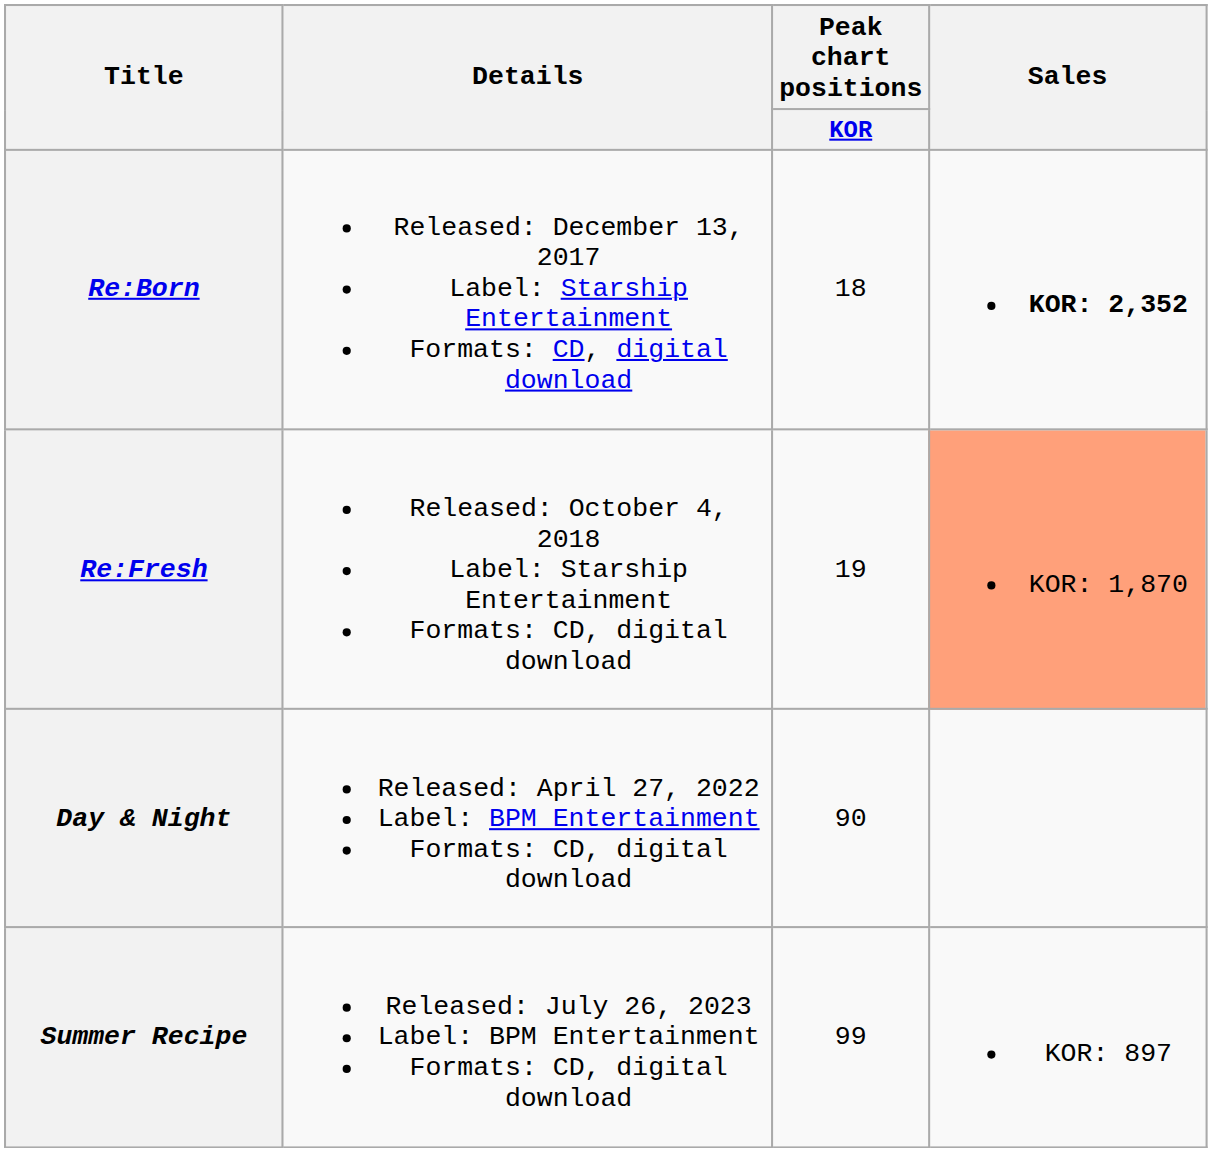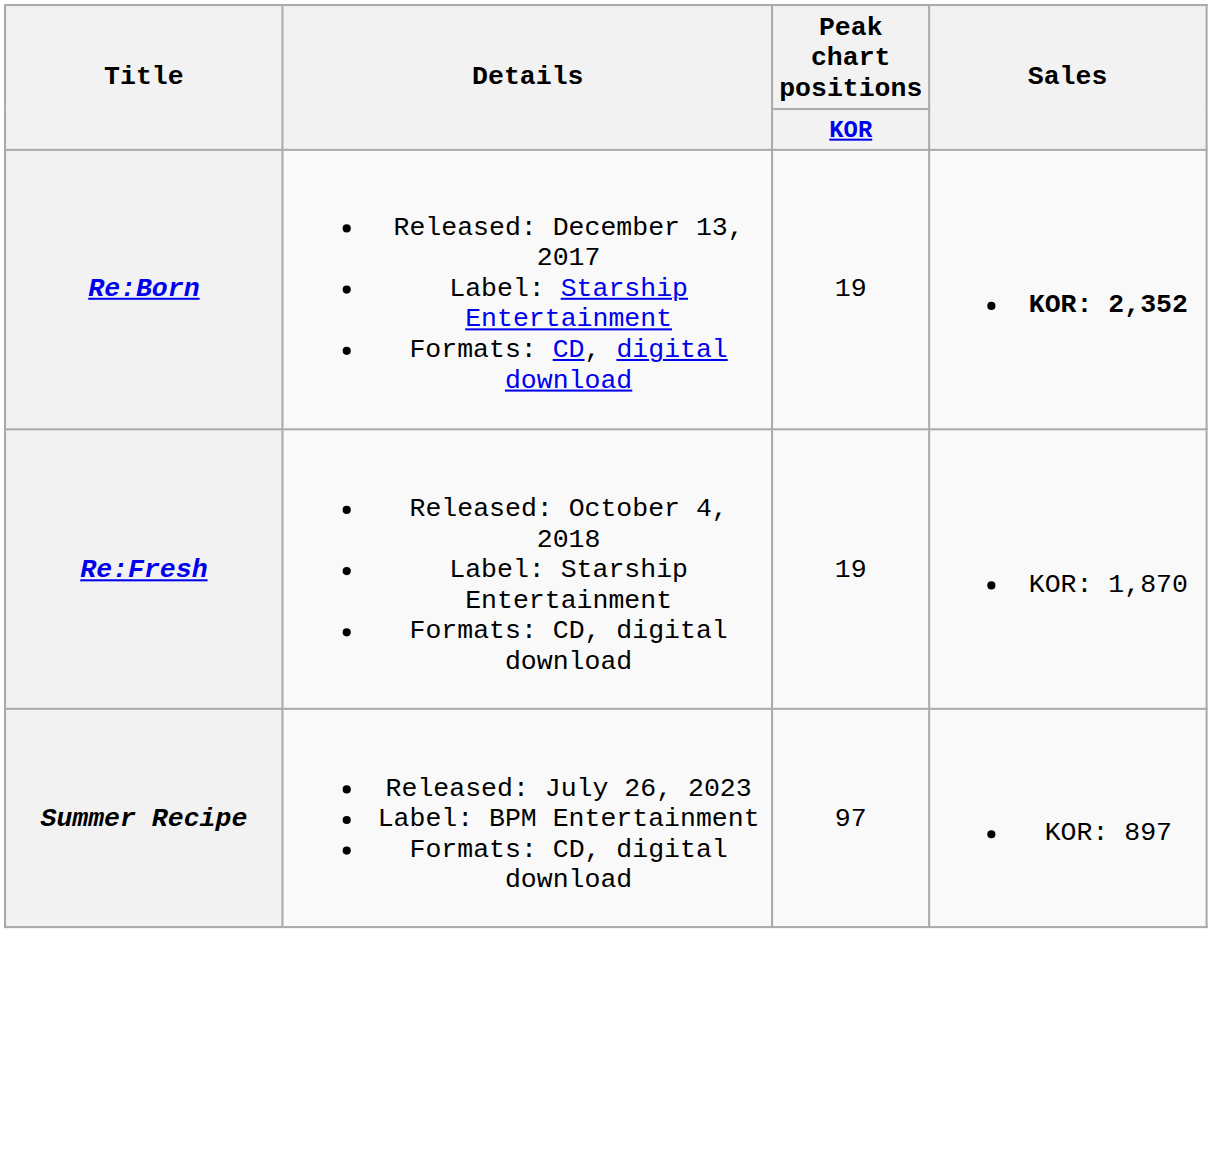(851, 289) 18 -> (851, 289) 19
(1068, 585) lightsalmon background -> (1068, 585) no background
- row: (144, 819)
(851, 1037) 99 -> (851, 819) 97
